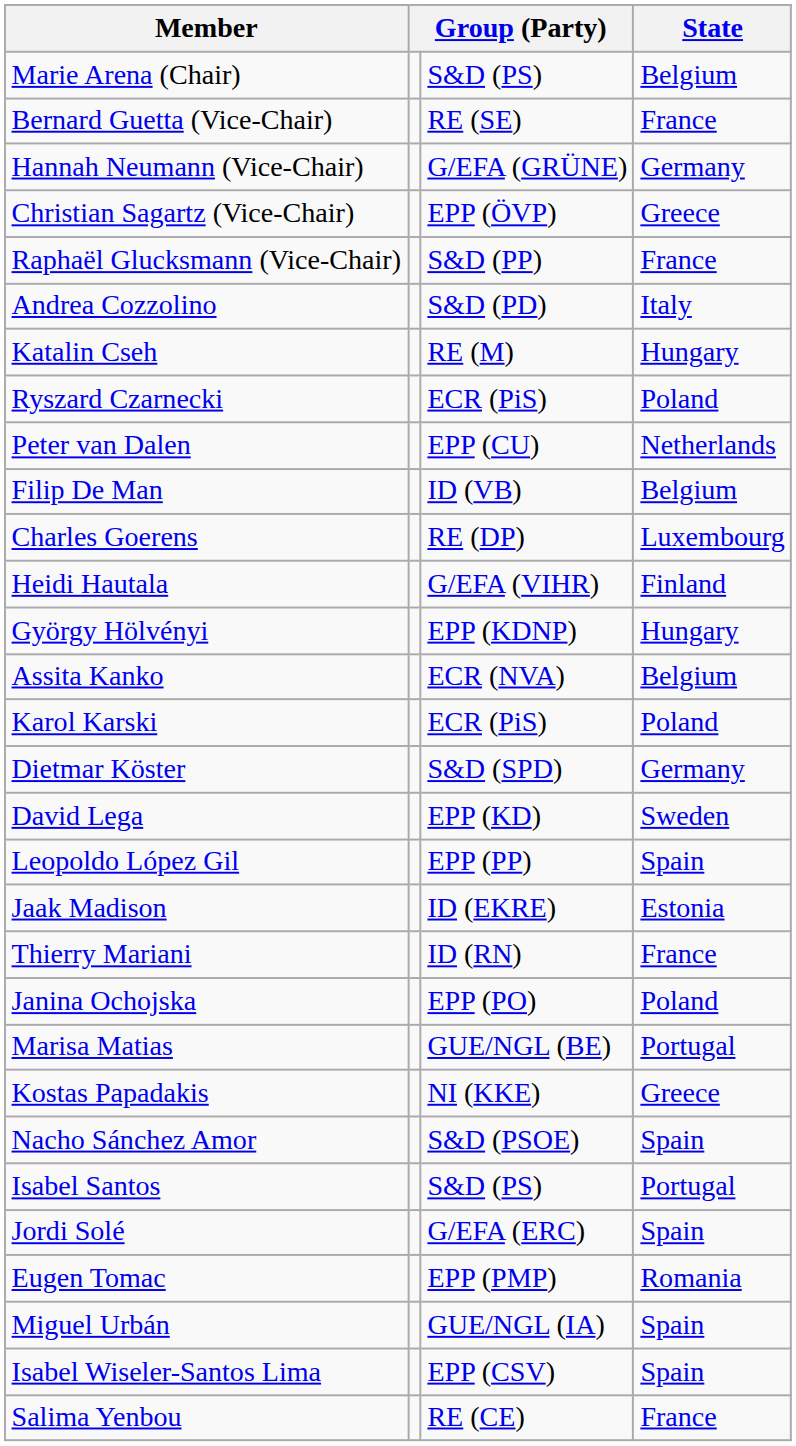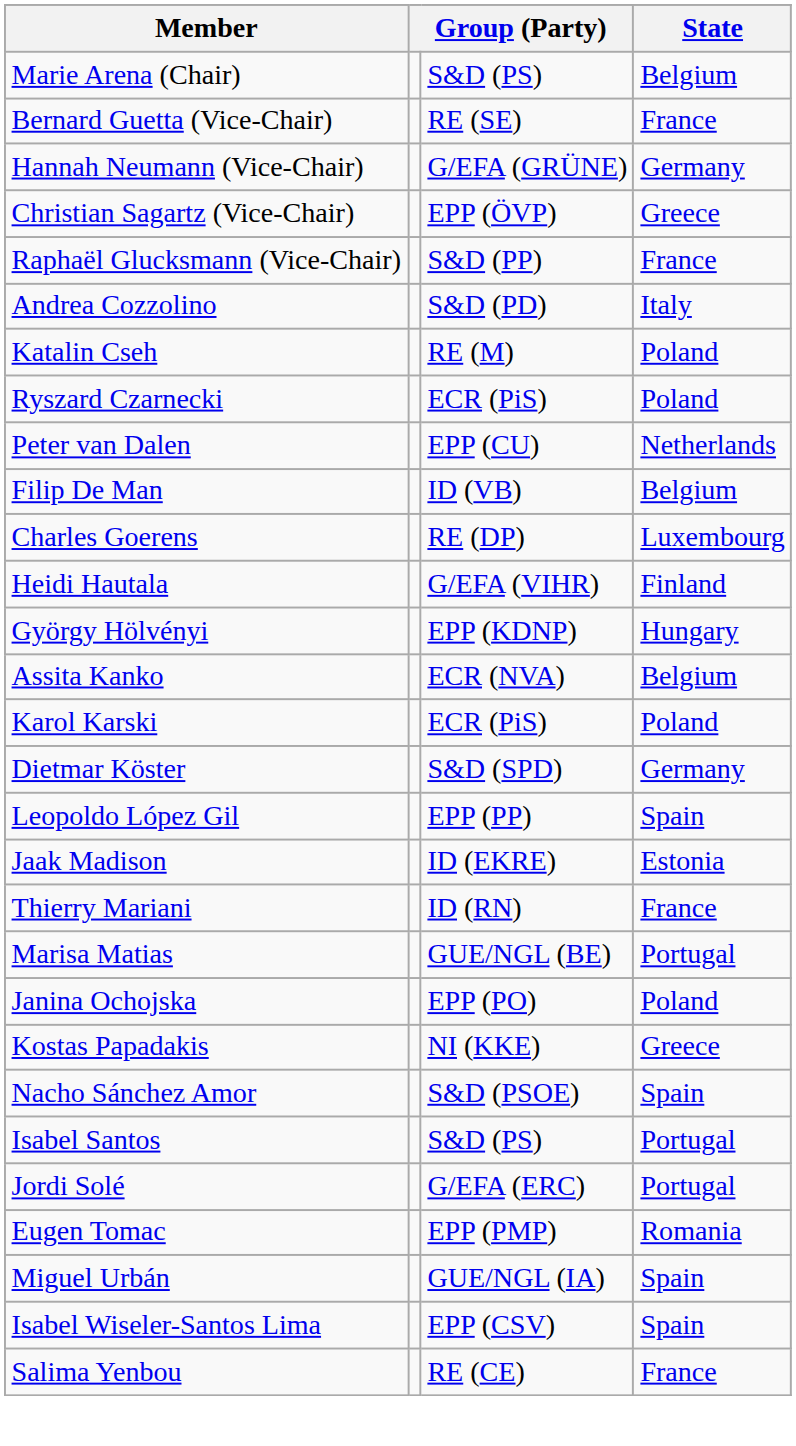(690, 352) Hungary -> (679, 352) Poland
- row: (77, 815)
rows swapped: (92, 1046) <-> (104, 1000)
(672, 1232) Spain -> (688, 1185) Portugal
